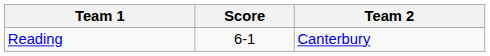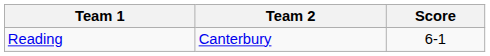columns swapped: (389, 16) <-> (245, 16)
